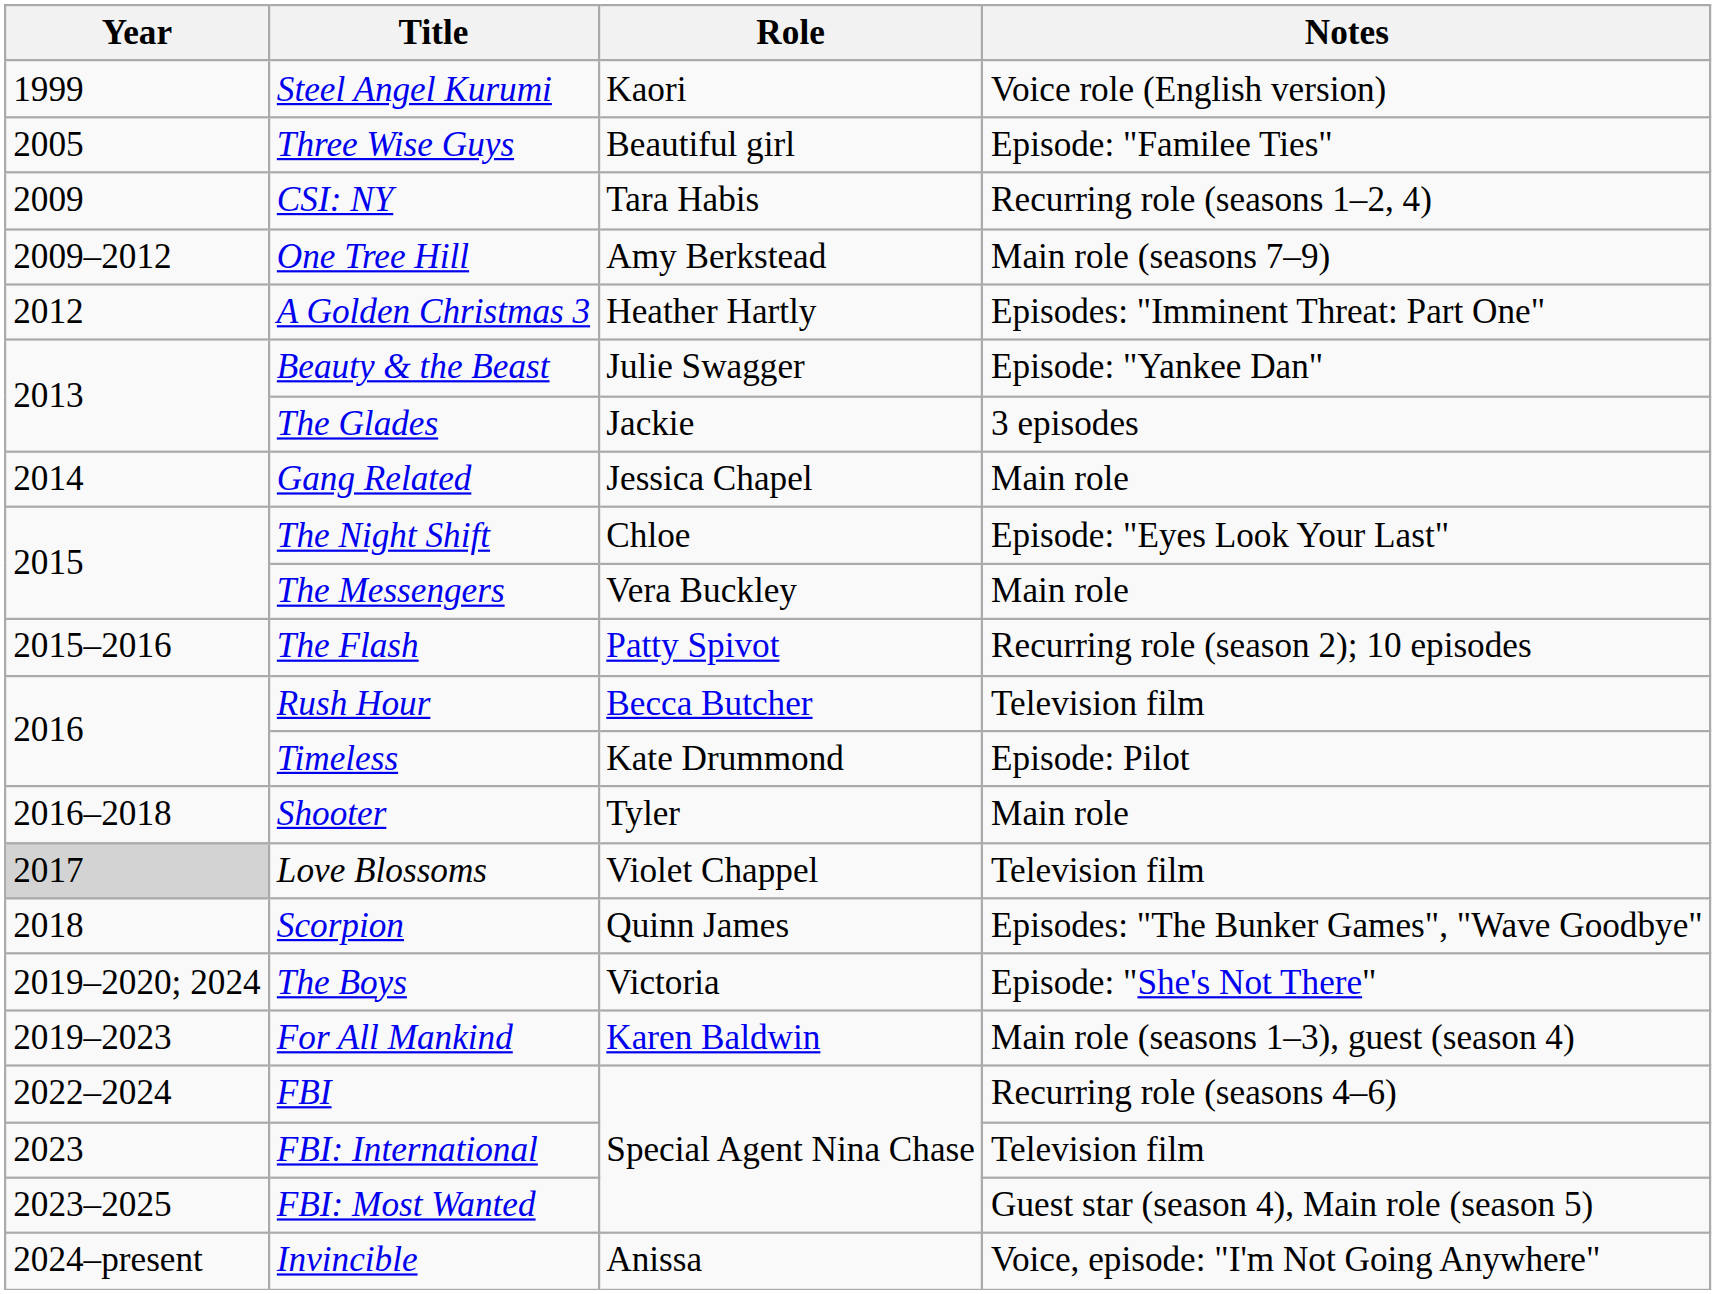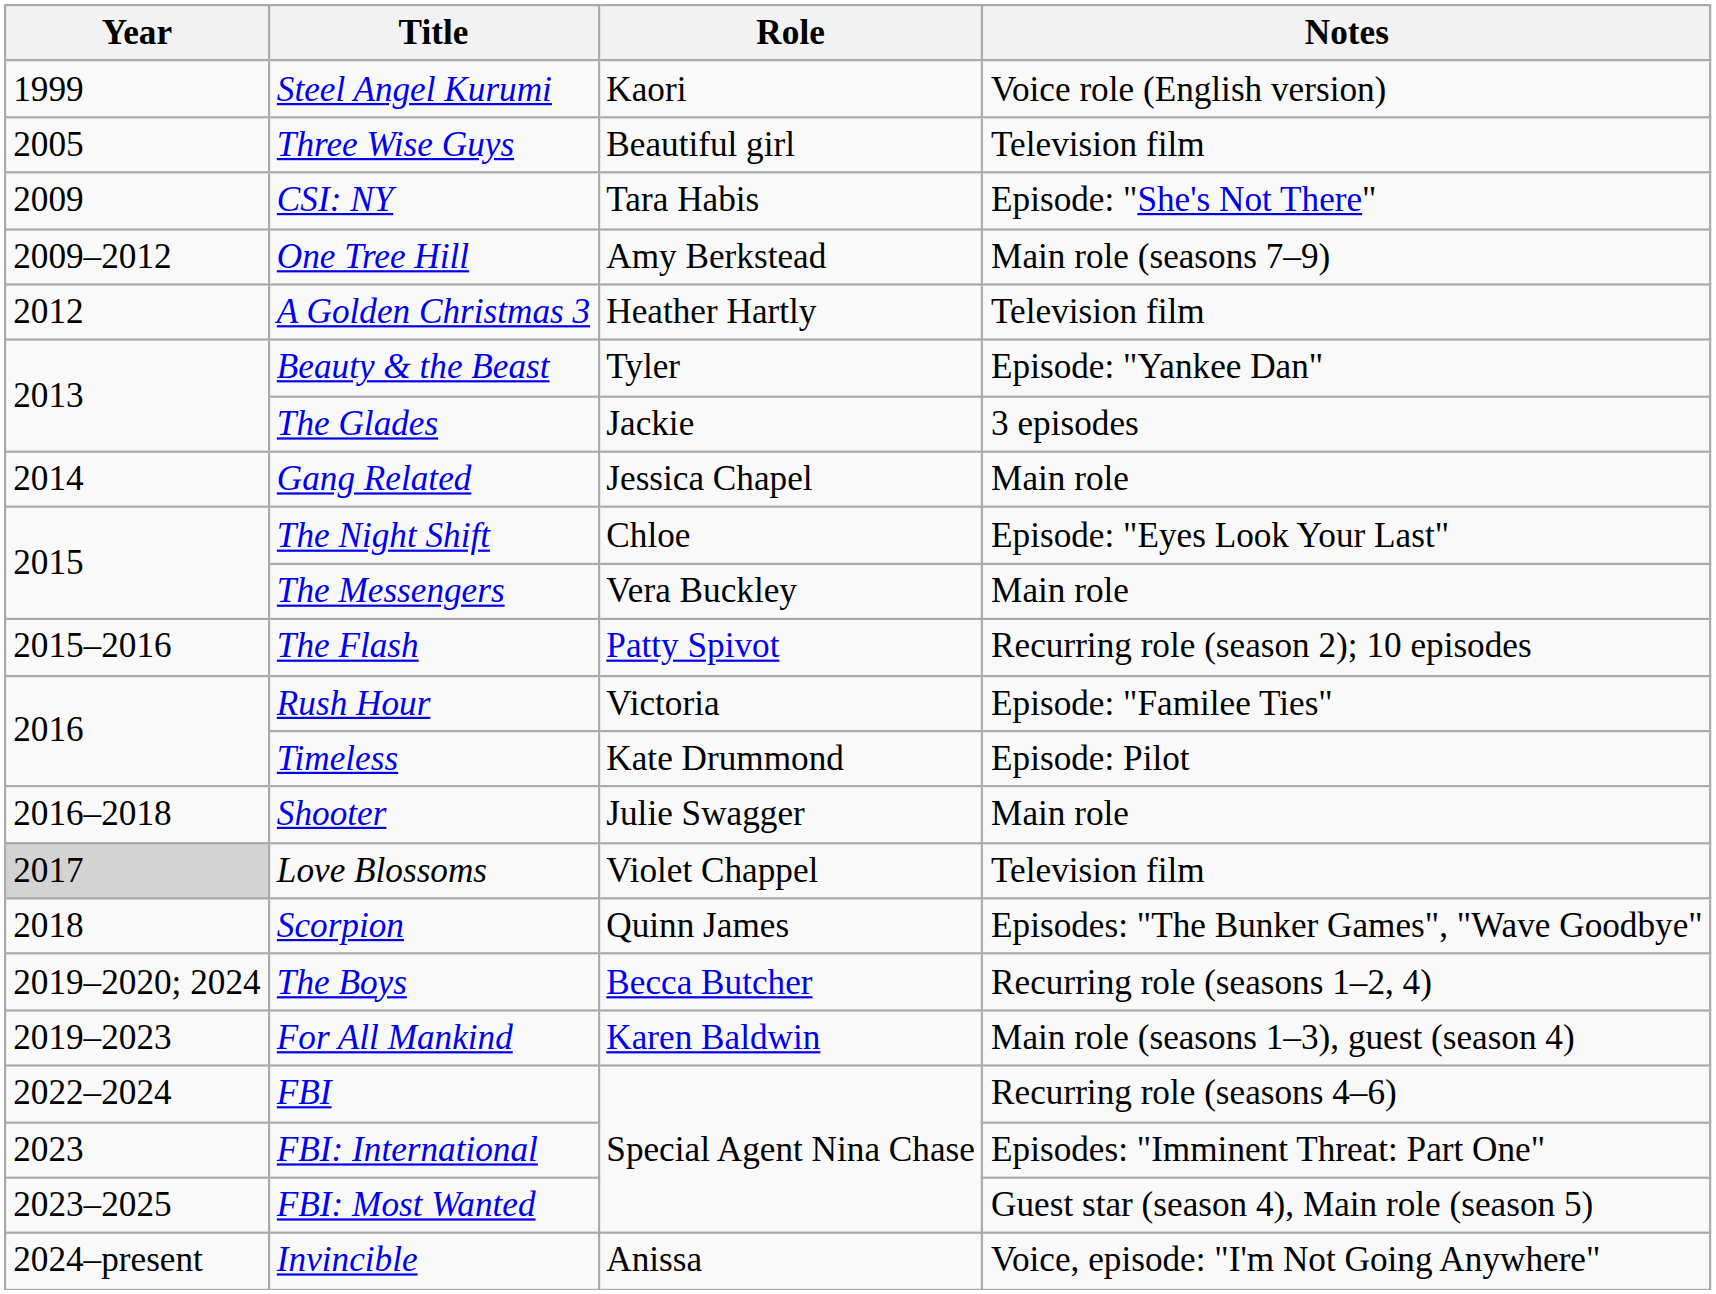(1162, 144) Episode: "Familee Ties" -> (1098, 144) Television film
(1212, 199) Recurring role (seasons 1–2, 4) -> (1184, 199) Episode: "She's Not There"
(1268, 311) Episodes: "Imminent Threat: Part One" -> (1098, 311) Television film
(706, 367) Julie Swagger -> (643, 367) Tyler
(709, 702) Becca Butcher -> (663, 702) Victoria
(1098, 702) Television film -> (1162, 702) Episode: "Familee Ties"
(643, 813) Tyler -> (706, 813) Julie Swagger
(663, 981) Victoria -> (709, 981) Becca Butcher
(1184, 981) Episode: "She's Not There" -> (1212, 981) Recurring role (seasons 1–2, 4)
(1098, 1148) Television film -> (1268, 1148) Episodes: "Imminent Threat: Part One"
